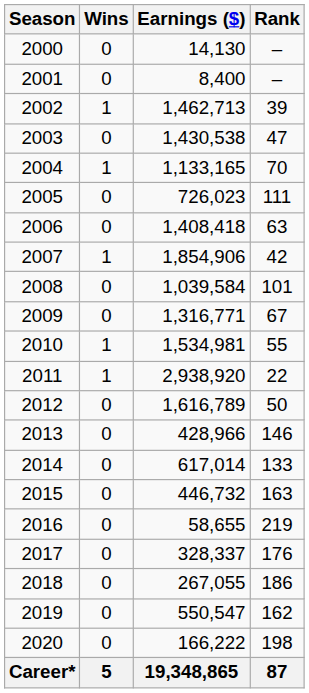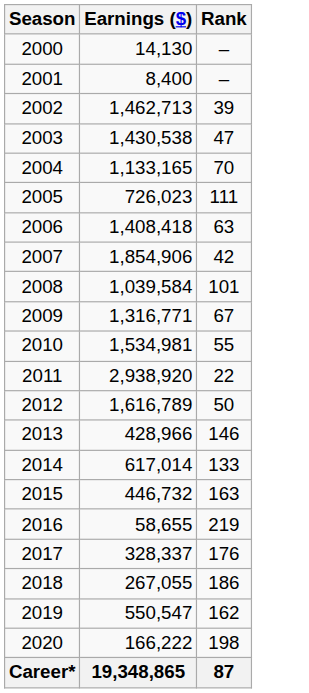- column: (106, 19)
